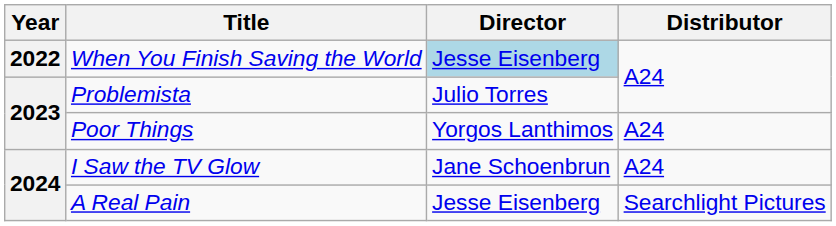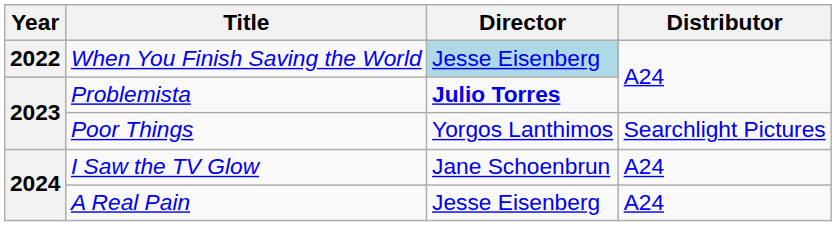(490, 94) normal -> (496, 94) bold
(644, 130) A24 -> (725, 130) Searchlight Pictures
(725, 202) Searchlight Pictures -> (644, 202) A24
